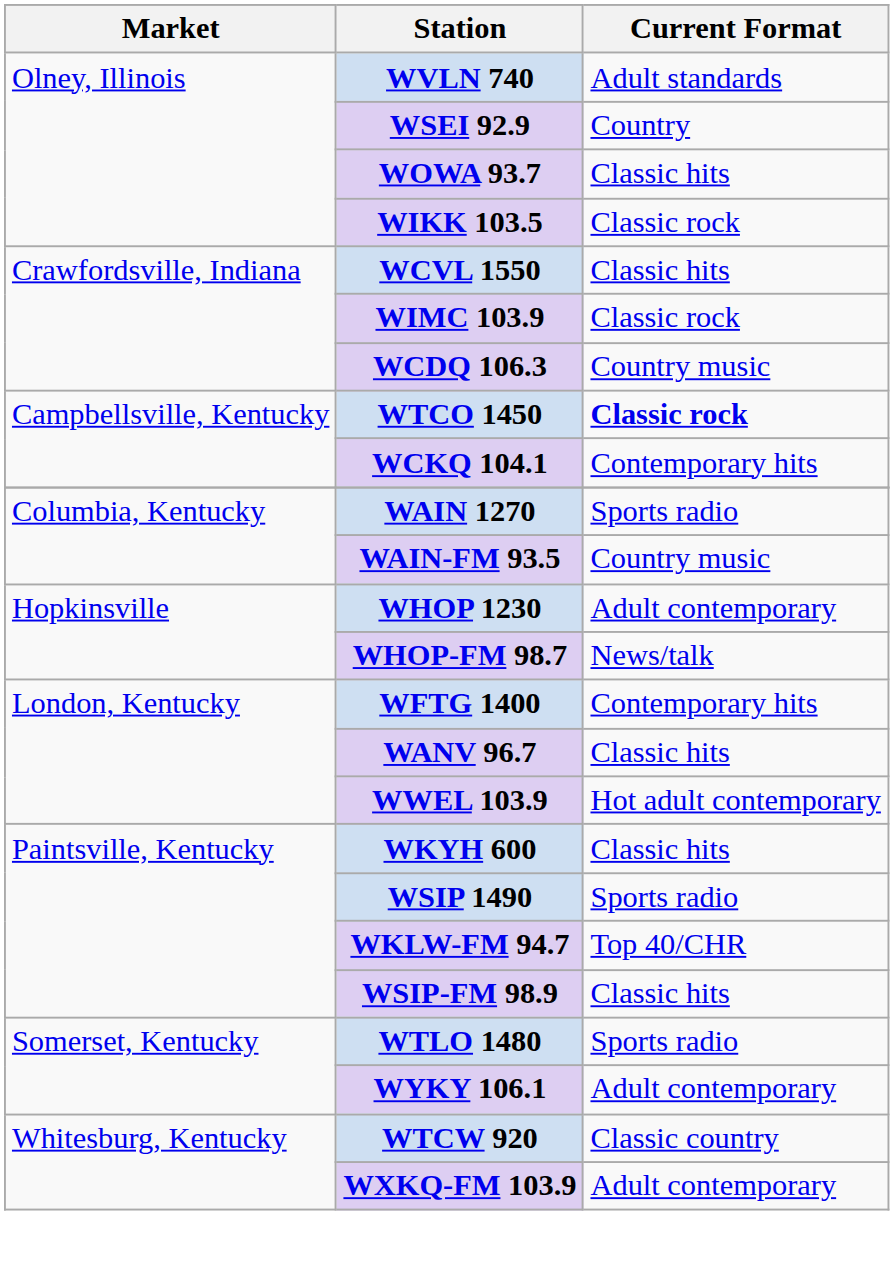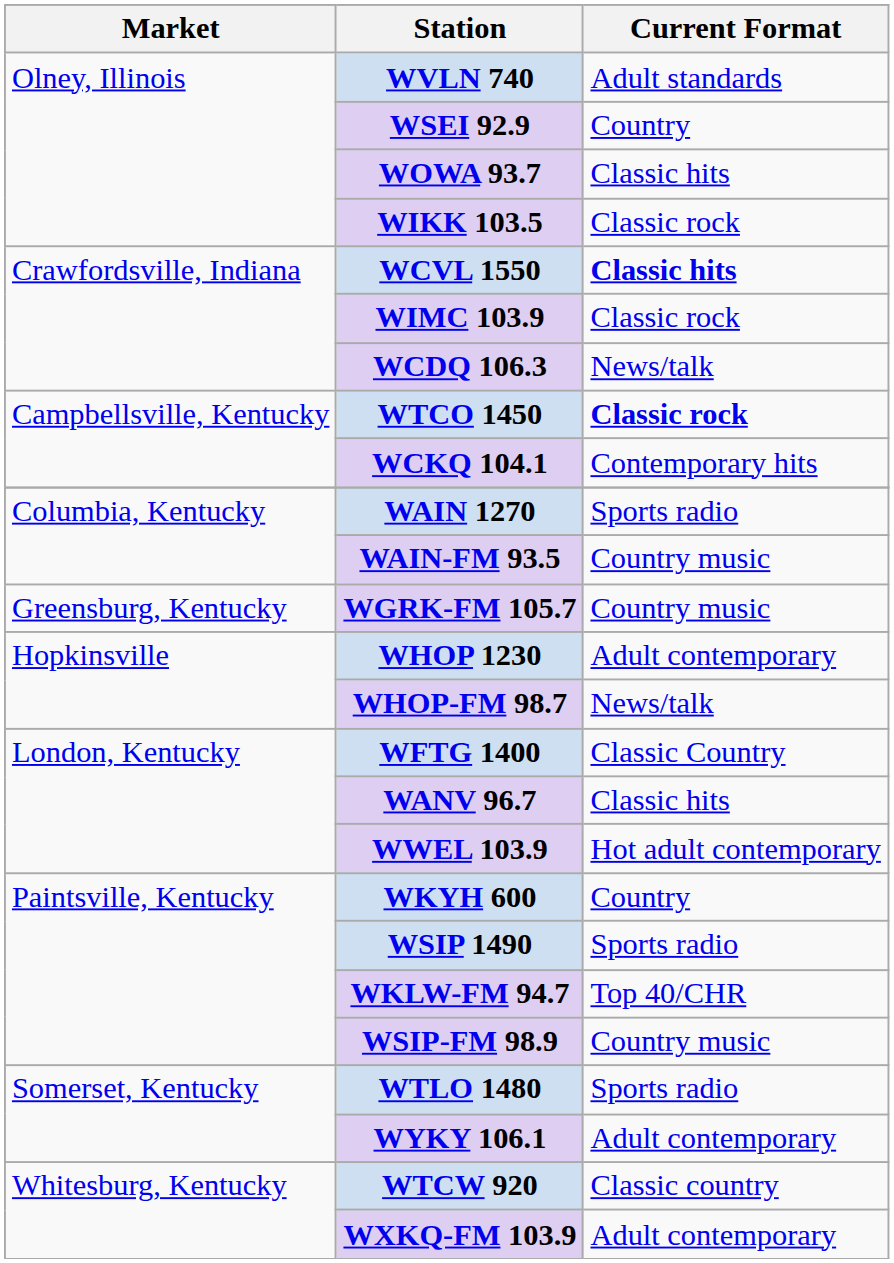(660, 269) normal -> (664, 269) bold
(680, 366) Country music -> (652, 366) News/talk
+ row: (460, 607)
(704, 703) Contemporary hits -> (688, 751) Classic Country
(660, 848) Classic hits -> (640, 896) Country
(660, 992) Classic hits -> (680, 1041) Country music
